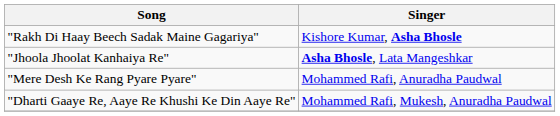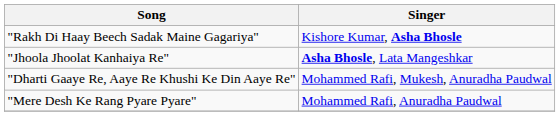rows swapped: (102, 79) <-> (151, 100)
